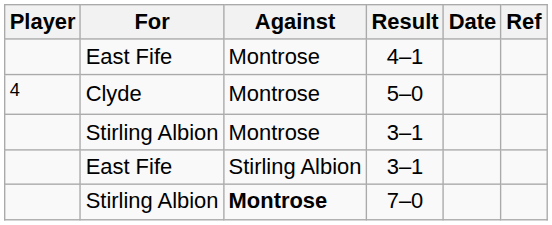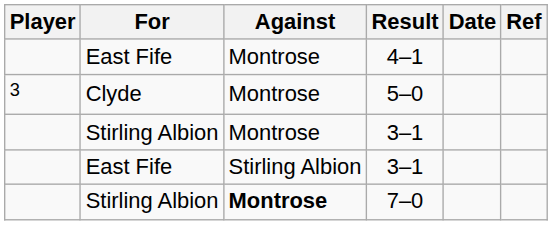(15, 90) 4 -> (15, 90) 3
